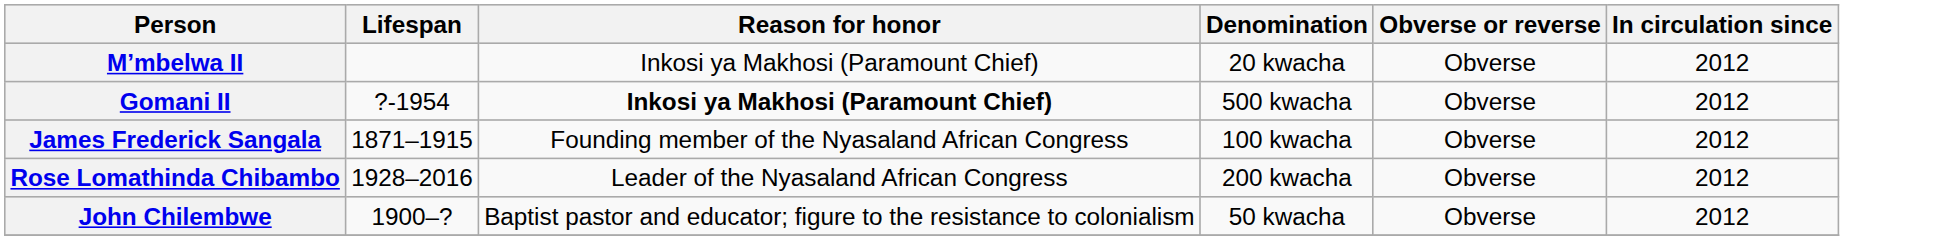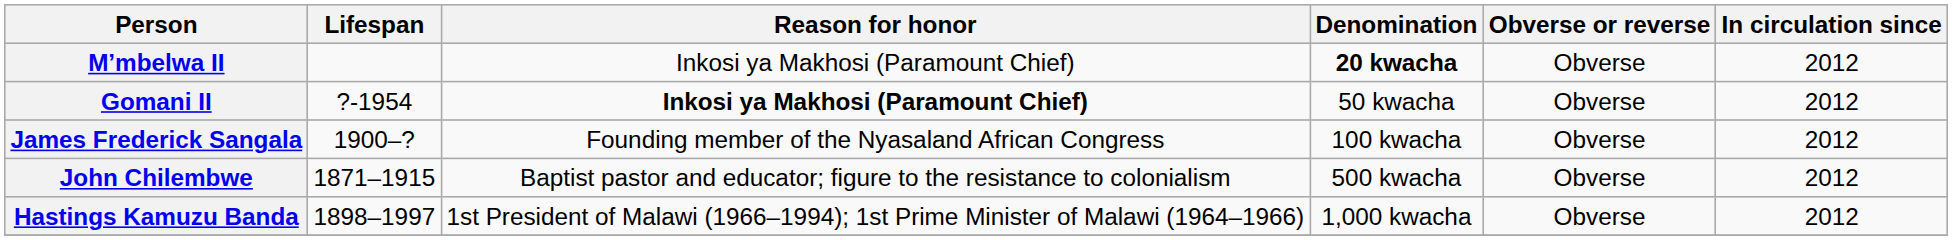(1287, 63) normal -> (1396, 63) bold
(1287, 101) 500 kwacha -> (1396, 101) 50 kwacha
(412, 140) 1871–1915 -> (374, 140) 1900–?
- row: (175, 178)
(412, 217) 1900–? -> (374, 178) 1871–1915
(1287, 217) 50 kwacha -> (1396, 178) 500 kwacha
+ row: (156, 217)
